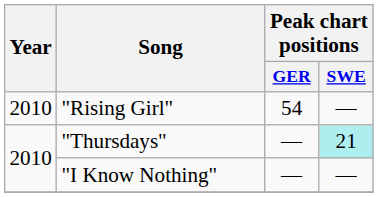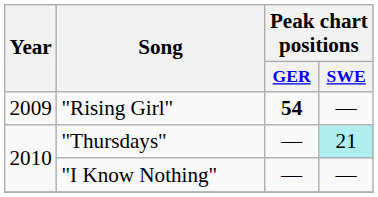(31, 107) 2010 -> (31, 107) 2009
(292, 107) normal -> (292, 107) bold
